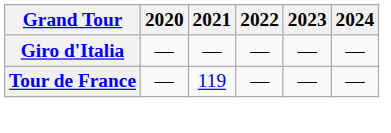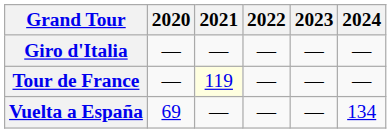(212, 81) no background -> (219, 81) lightyellow background
+ row: (76, 111)
